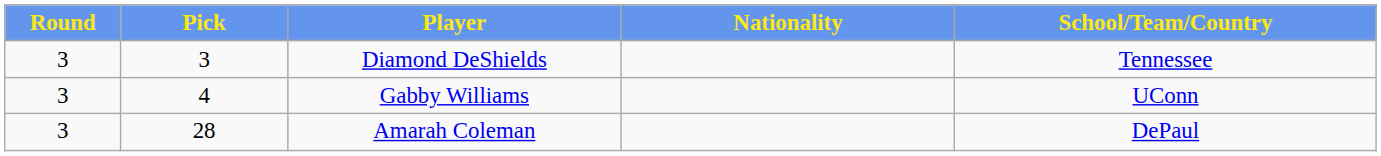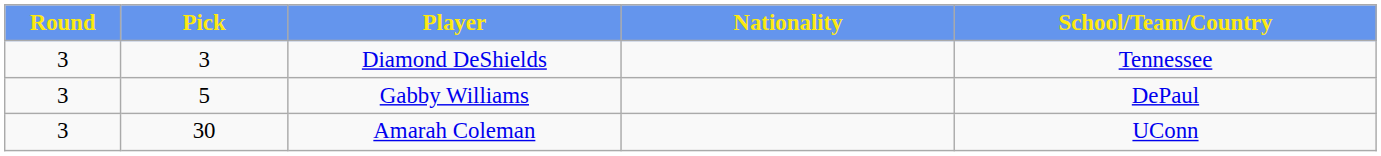(204, 95) 4 -> (204, 95) 5
(1165, 95) UConn -> (1165, 95) DePaul
(204, 131) 28 -> (204, 131) 30
(1165, 131) DePaul -> (1165, 131) UConn
